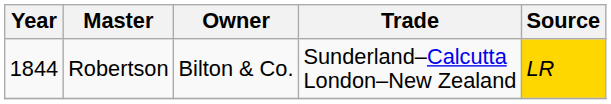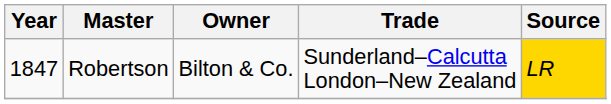(34, 68) 1844 -> (34, 68) 1847
